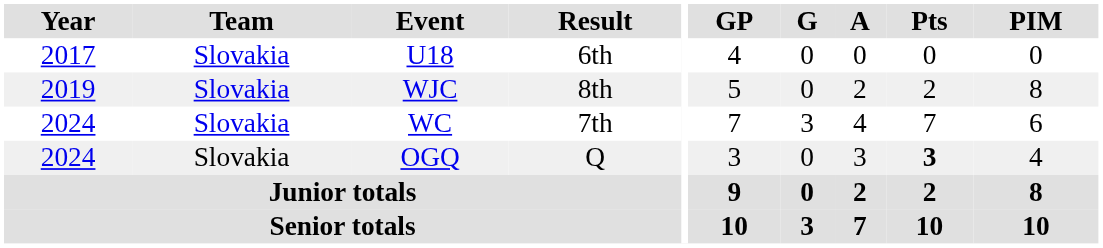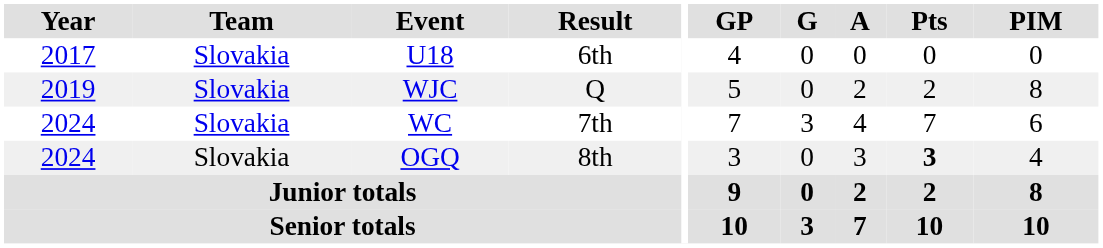(595, 89) 8th -> (595, 89) Q
(595, 157) Q -> (595, 157) 8th
